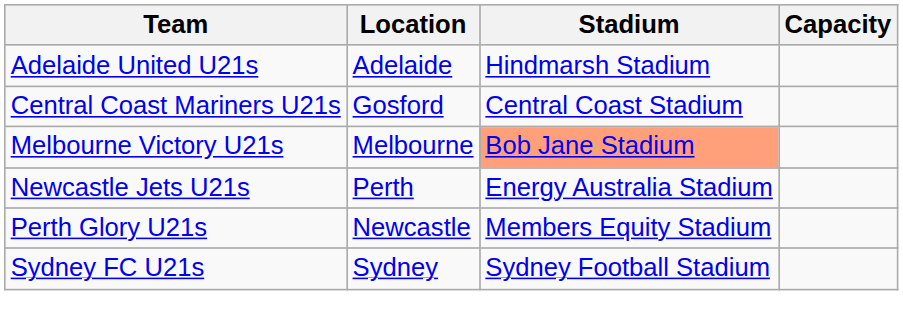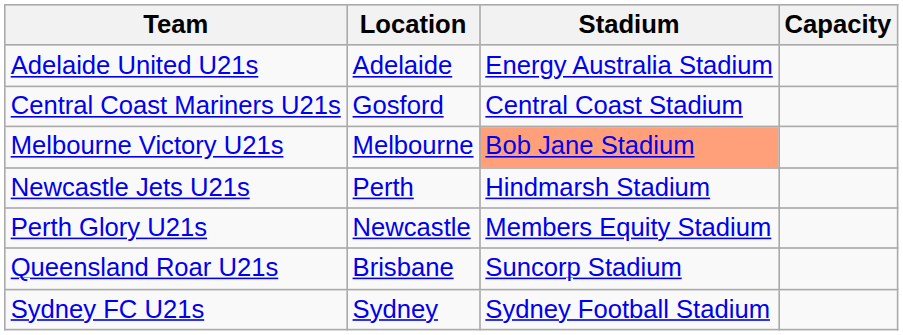(598, 65) Hindmarsh Stadium -> (629, 65) Energy Australia Stadium
(629, 187) Energy Australia Stadium -> (598, 187) Hindmarsh Stadium
+ row: (144, 268)
